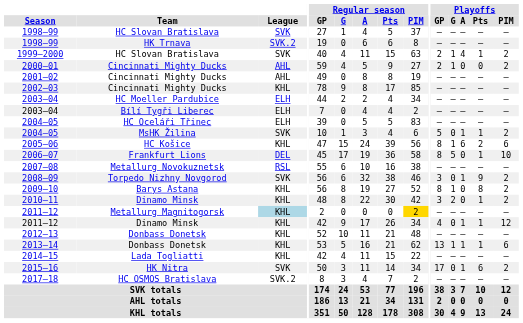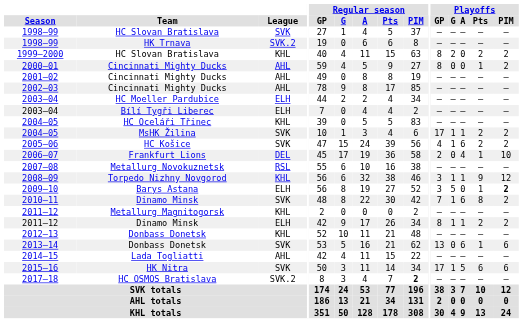(283, 54) SVK -> (283, 54) KHL
(439, 54) 2 -> (439, 54) 8
(453, 54) 1 -> (453, 54) 2
(463, 54) 4 -> (463, 54) 0
(481, 54) 1 -> (481, 54) 2
(439, 66) 2 -> (439, 66) 8
(453, 66) 1 -> (453, 66) 0
(481, 66) 0 -> (481, 66) 1
(283, 88) KHL -> (283, 88) AHL
(283, 122) ELH -> (283, 122) KHL
(439, 133) 5 -> (439, 133) 17
(453, 133) 0 -> (453, 133) 1
(481, 133) 1 -> (481, 133) 2
(283, 144) KHL -> (283, 144) SVK
(439, 144) 8 -> (439, 144) 4
(506, 144) 6 -> (506, 144) 2
(439, 155) 8 -> (439, 155) 2
(453, 155) 5 -> (453, 155) 0
(463, 155) 0 -> (463, 155) 4
(283, 178) SVK -> (283, 178) KHL
(453, 178) 0 -> (453, 178) 1
(506, 178) 2 -> (506, 178) 12
(283, 189) KHL -> (283, 189) ELH
(439, 189) 8 -> (439, 189) 3
(453, 189) 1 -> (453, 189) 5
(481, 189) 8 -> (481, 189) 1
(506, 189) normal -> (506, 189) bold
(283, 200) KHL -> (283, 200) SVK
(439, 200) 3 -> (439, 200) 7
(453, 200) 2 -> (453, 200) 1
(463, 200) 0 -> (463, 200) 6
(481, 200) 1 -> (481, 200) 8
(283, 212) lightblue background -> (283, 212) no background
(416, 212) gold background -> (416, 212) no background
(283, 223) KHL -> (283, 223) ELH
(439, 223) 4 -> (439, 223) 8
(453, 223) 0 -> (453, 223) 1
(481, 223) 1 -> (481, 223) 2
(506, 223) 12 -> (506, 223) 2
(283, 245) KHL -> (283, 245) SVK
(453, 245) 1 -> (453, 245) 0
(463, 245) 1 -> (463, 245) 6
(283, 256) KHL -> (283, 256) AHL
(453, 268) 0 -> (453, 268) 1
(463, 268) 1 -> (463, 268) 5
(506, 268) 2 -> (506, 268) 6
(416, 279) normal -> (416, 279) bold
